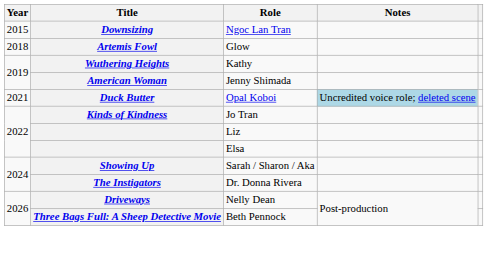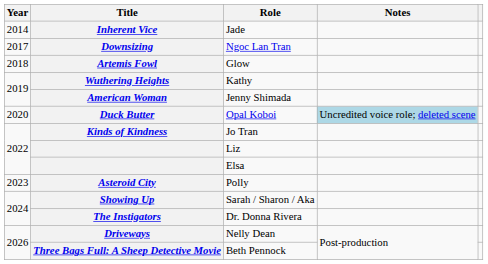+ row: (235, 30)
(18, 30) 2015 -> (18, 47) 2017
(18, 98) 2021 -> (18, 115) 2020
+ row: (237, 183)
